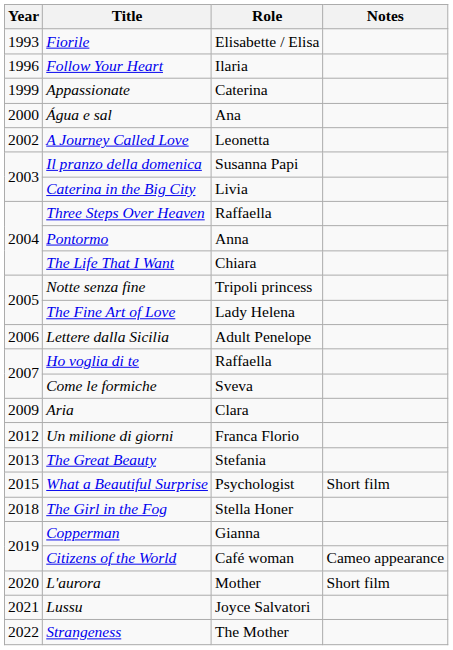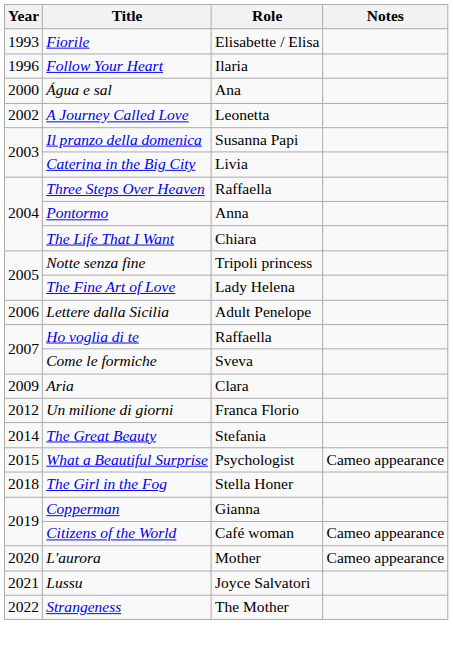- row: (88, 90)
(24, 459) 2013 -> (24, 435) 2014
(358, 484) Short film -> (385, 459) Cameo appearance
(358, 582) Short film -> (385, 558) Cameo appearance
